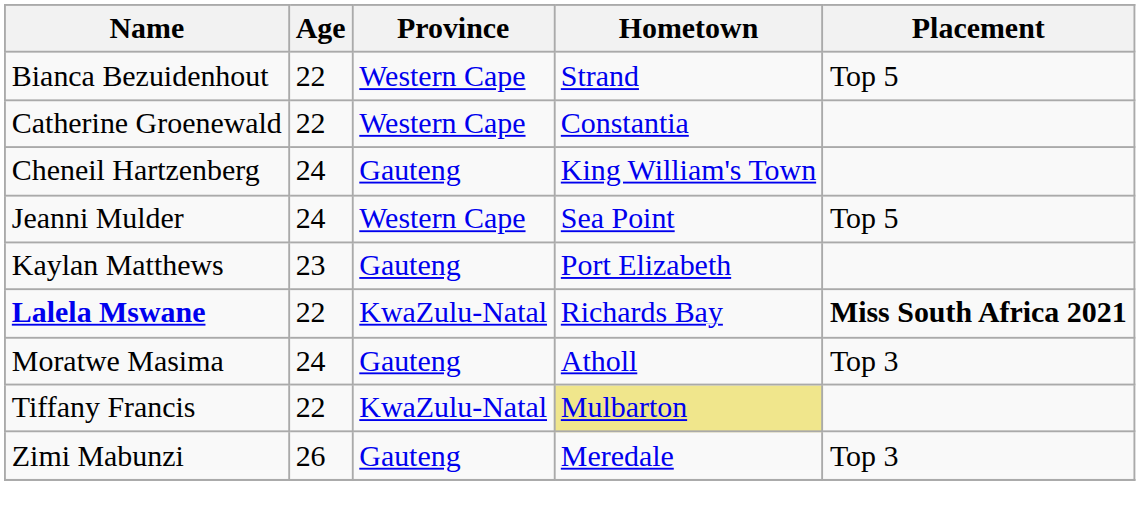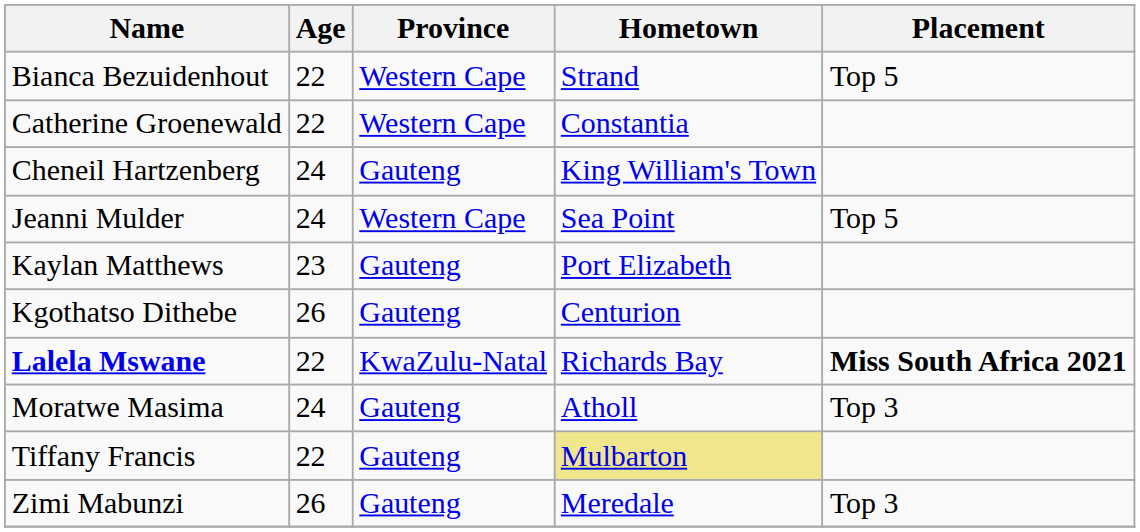+ row: (124, 312)
(453, 407) KwaZulu-Natal -> (410, 455) Gauteng
